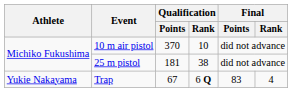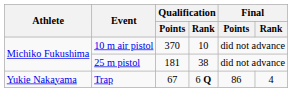(236, 79) 83 -> (236, 79) 86
